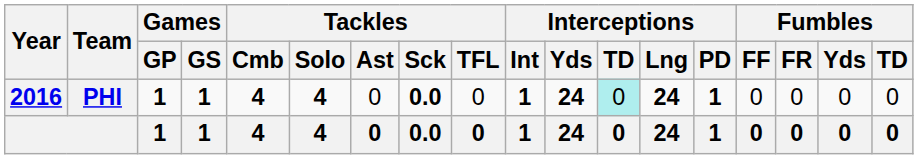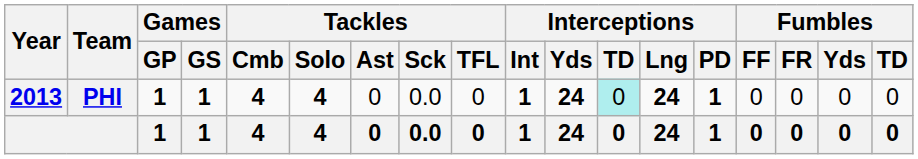(36, 97) 2016 -> (36, 97) 2013
(425, 97) bold -> (425, 97) normal
